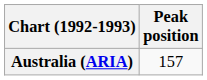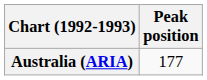(171, 61) 157 -> (171, 61) 177
